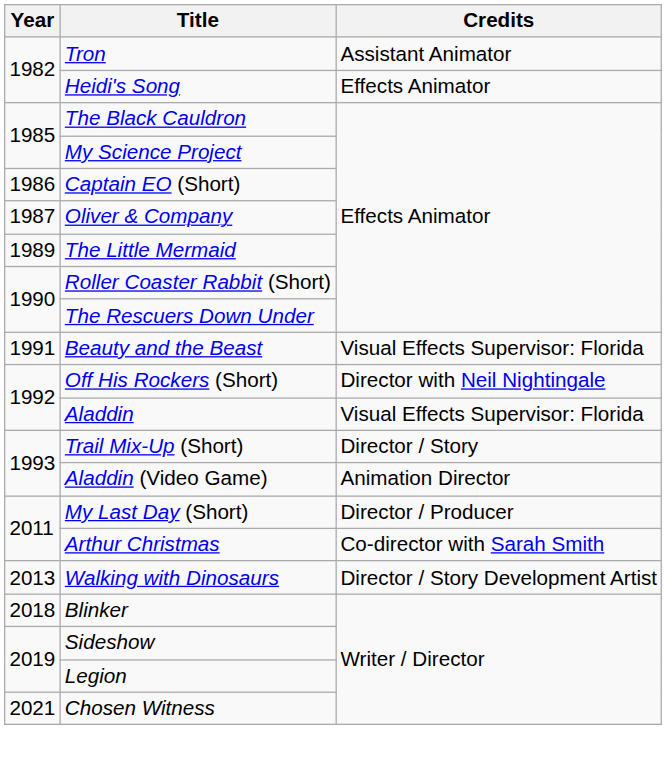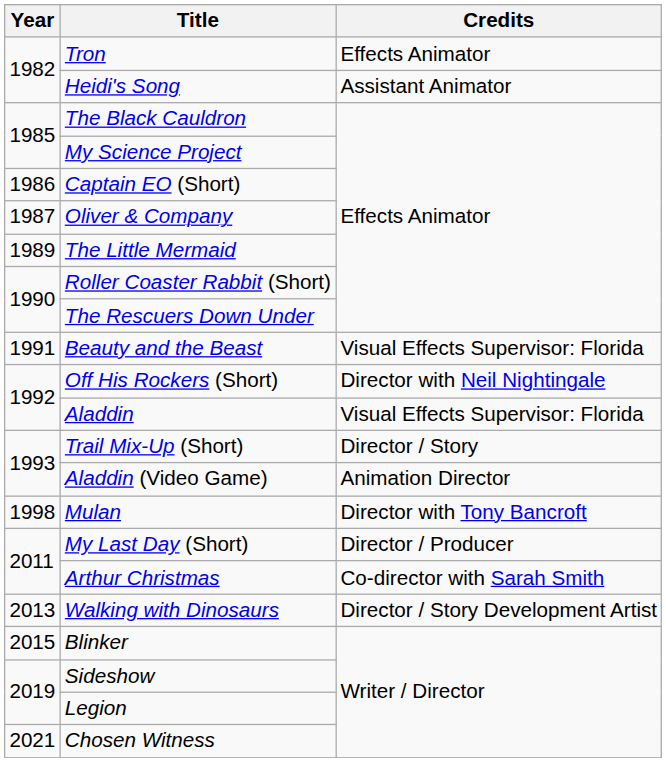(426, 53) Assistant Animator -> (415, 53) Effects Animator
(415, 86) Effects Animator -> (426, 86) Assistant Animator
+ row: (93, 511)
(32, 610) 2018 -> (32, 642) 2015
